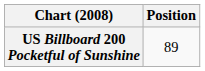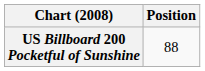(171, 46) 89 -> (171, 46) 88
